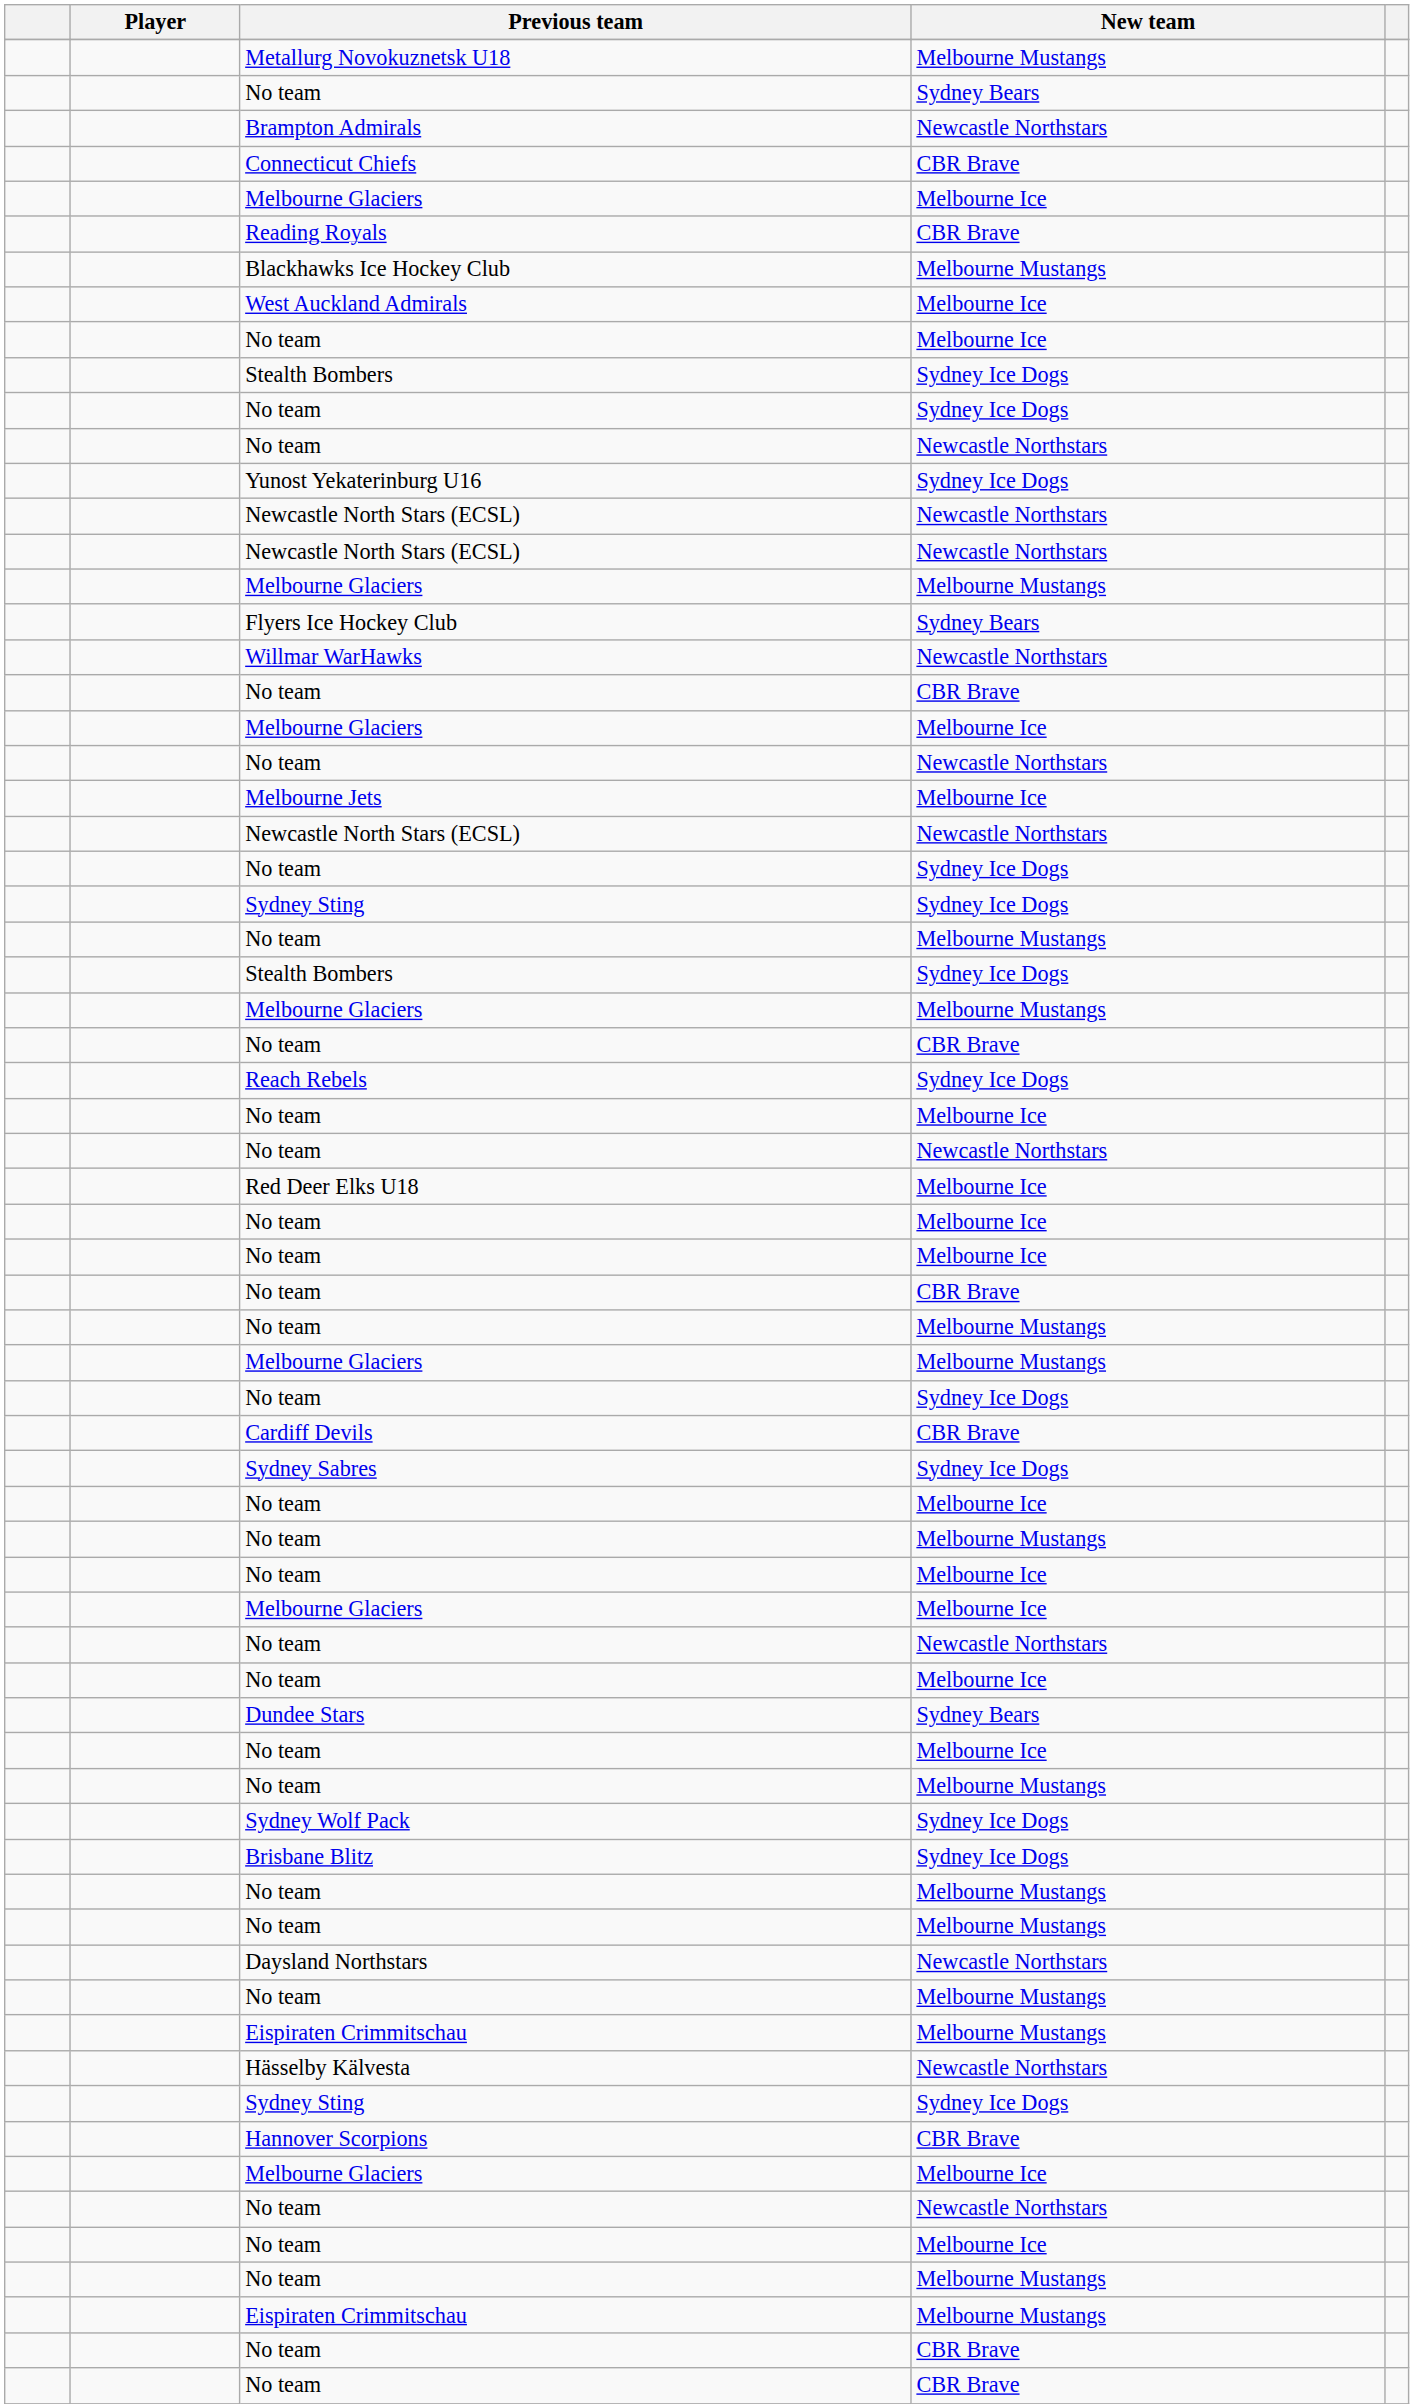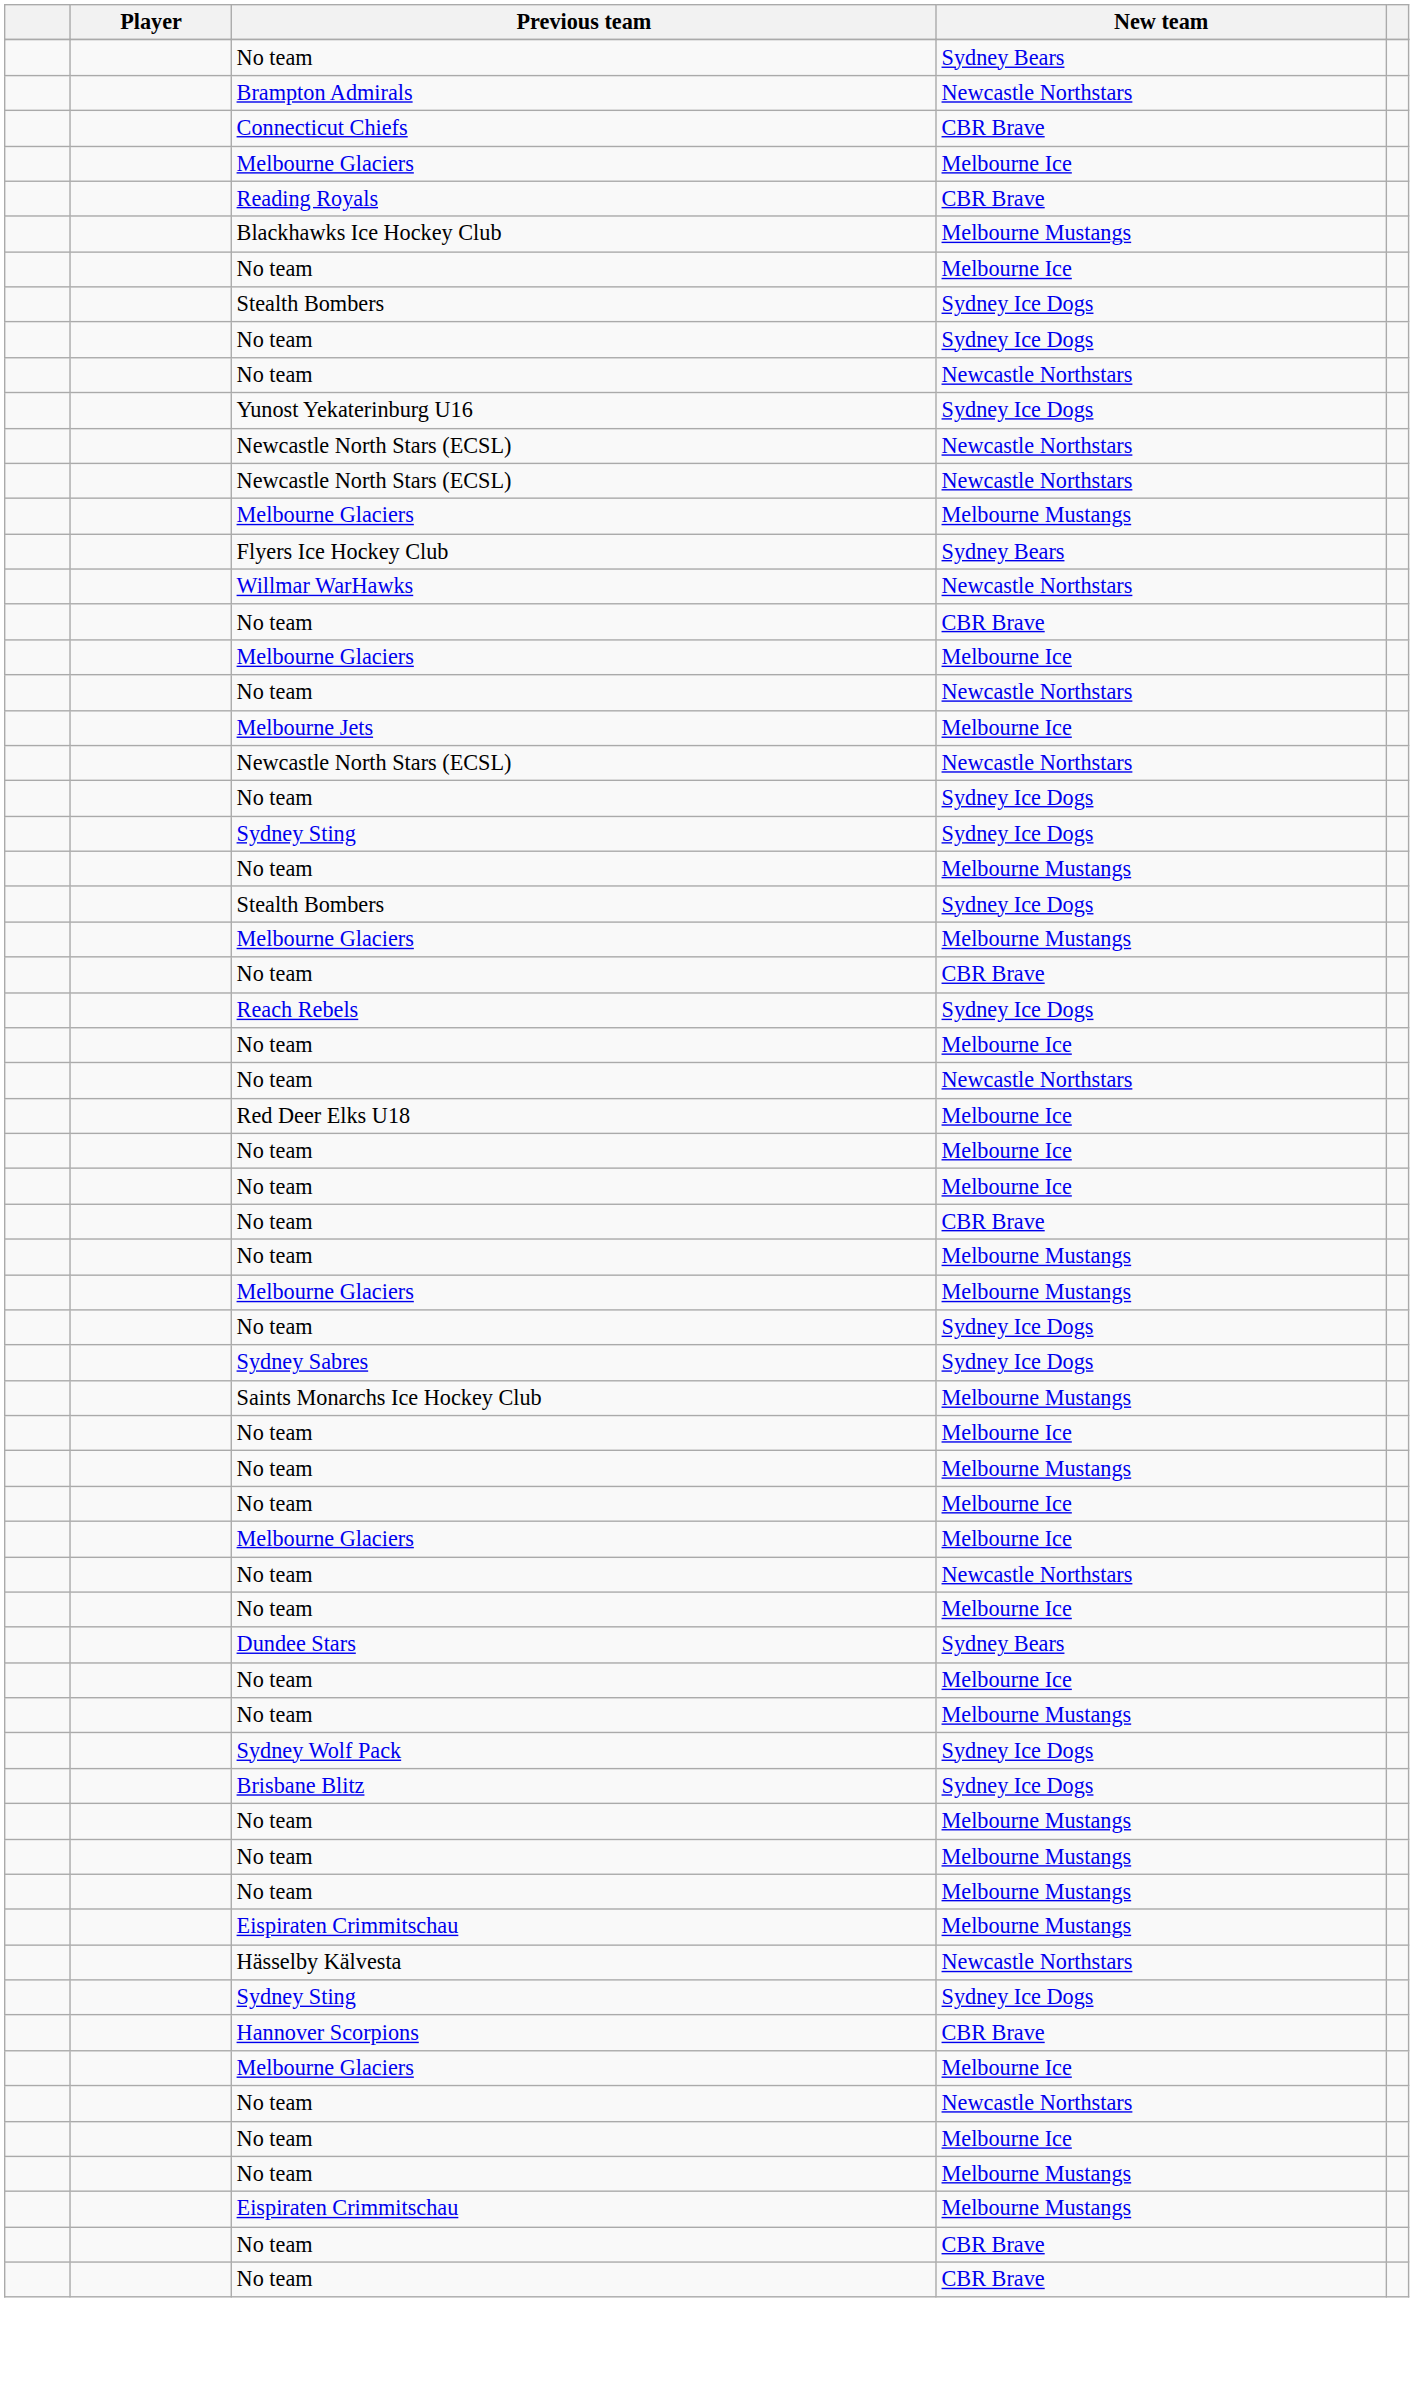- row: (378, 57)
- row: (356, 304)
- row: (309, 1432)
+ row: (389, 1397)
- row: (336, 1962)
